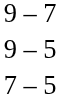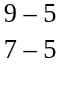- row: (30, 13)
